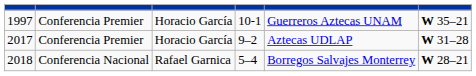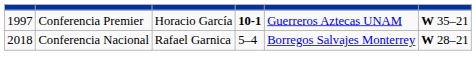(250, 20) normal -> (250, 20) bold
- row: (20, 40)
